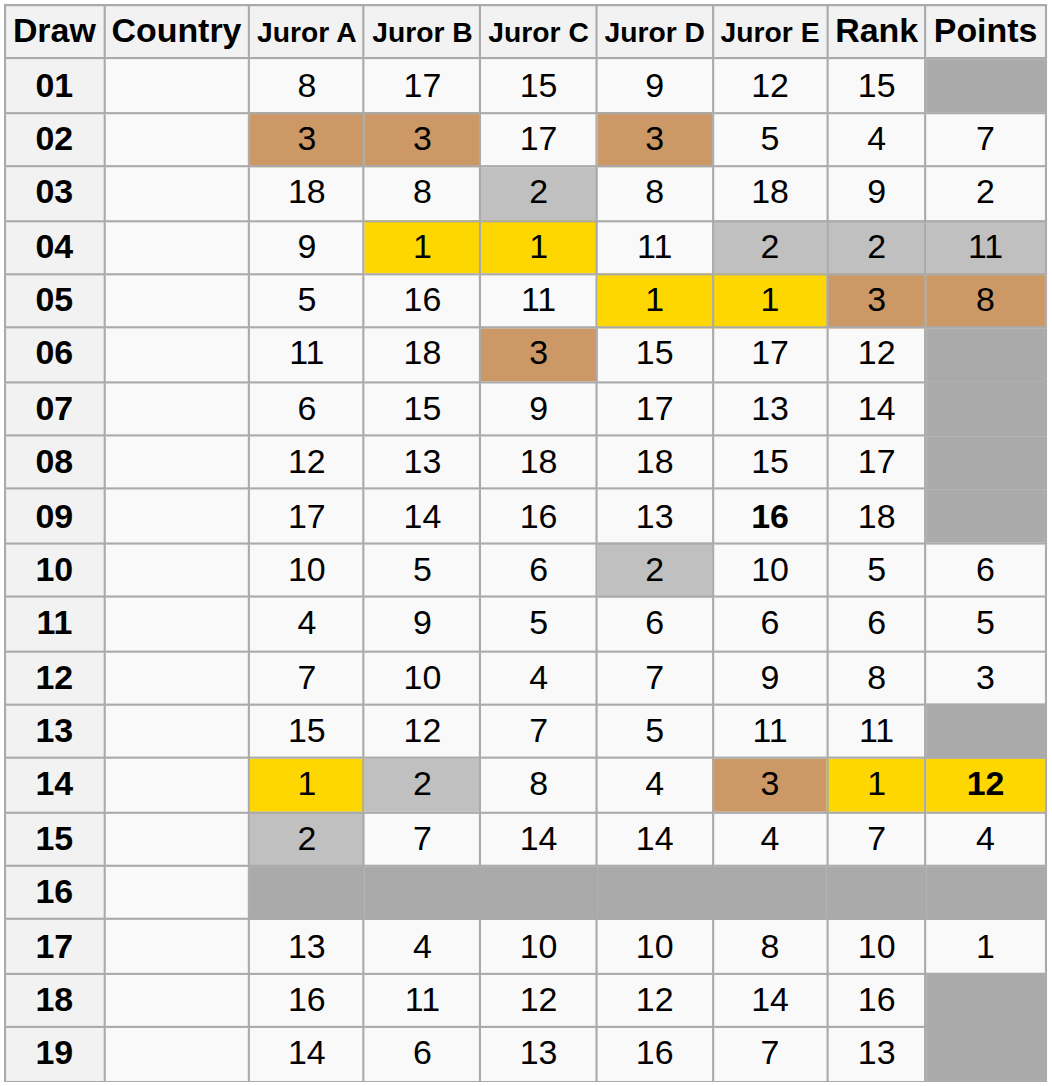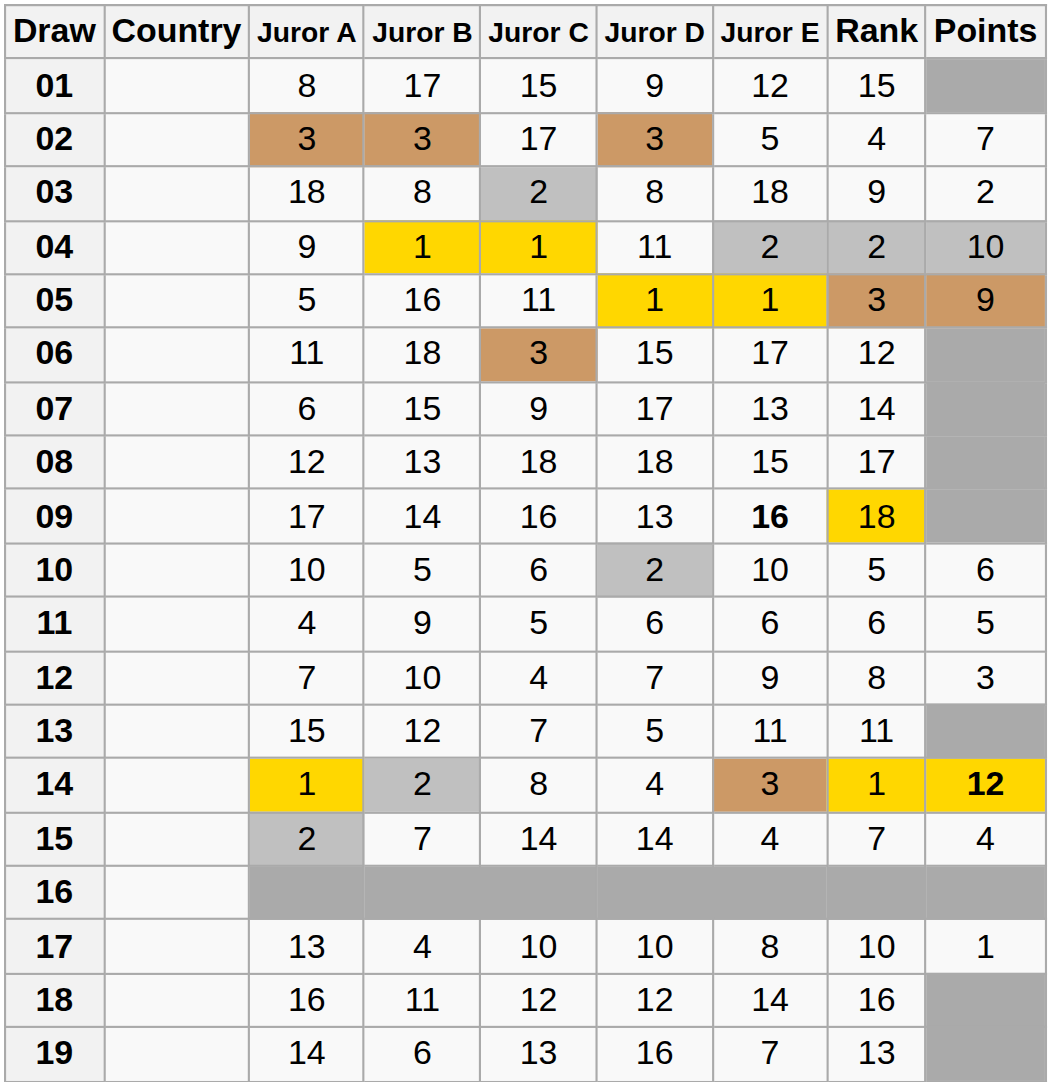(986, 246) 11 -> (986, 246) 10
(986, 300) 8 -> (986, 300) 9
(877, 515) no background -> (877, 515) gold background
